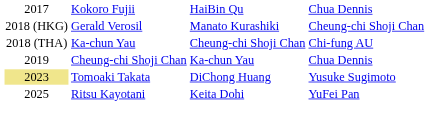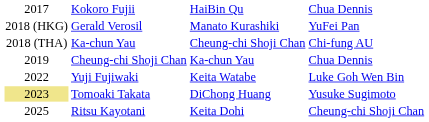(366, 26) Cheung-chi Shoji Chan -> (334, 26) YuFei Pan
+ row: (105, 77)
(334, 94) YuFei Pan -> (366, 110) Cheung-chi Shoji Chan
